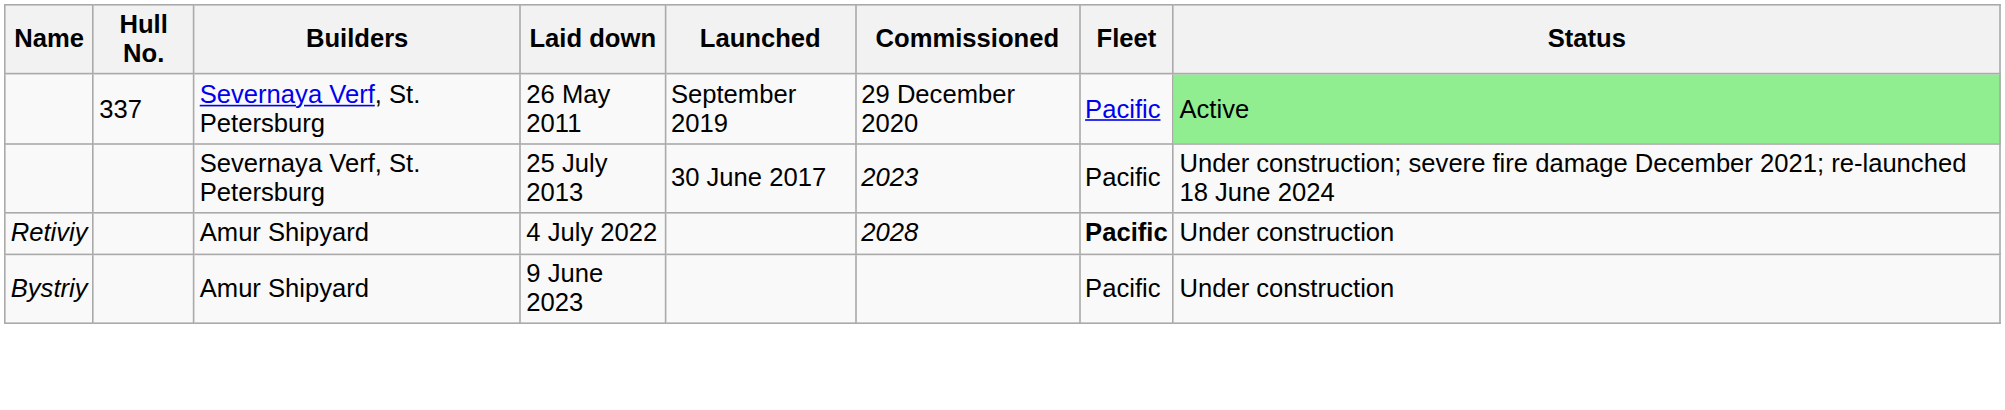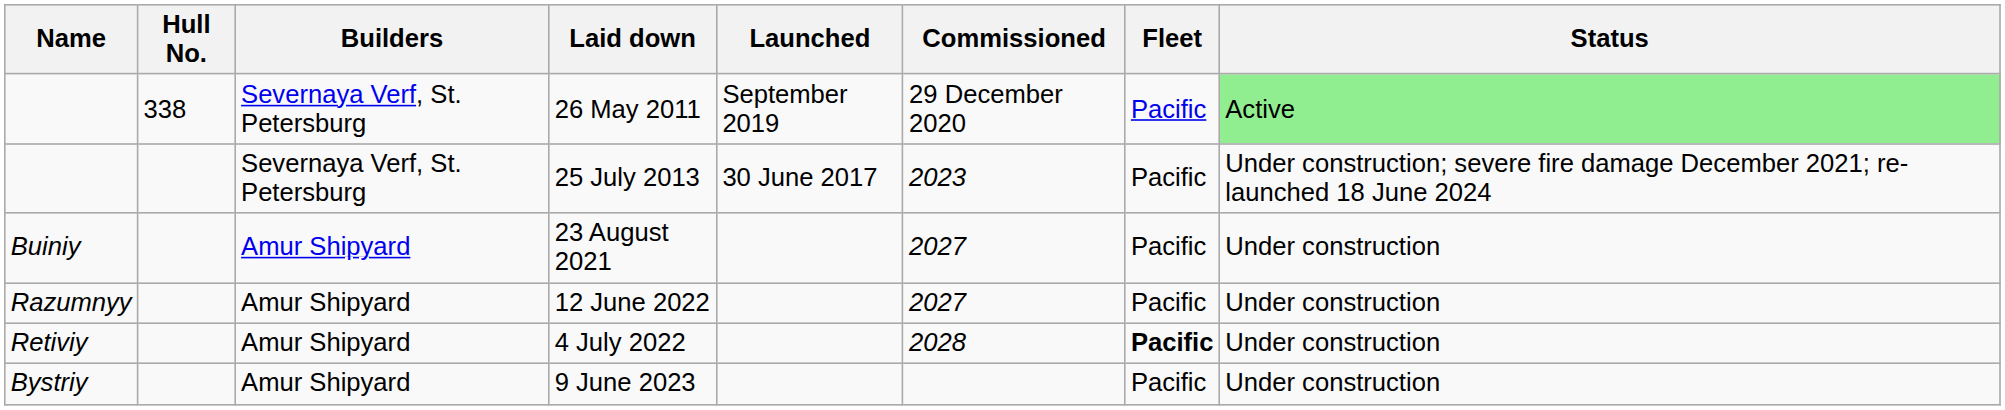(121, 108) 337 -> (165, 108) 338
+ row: (612, 247)
+ row: (632, 302)
